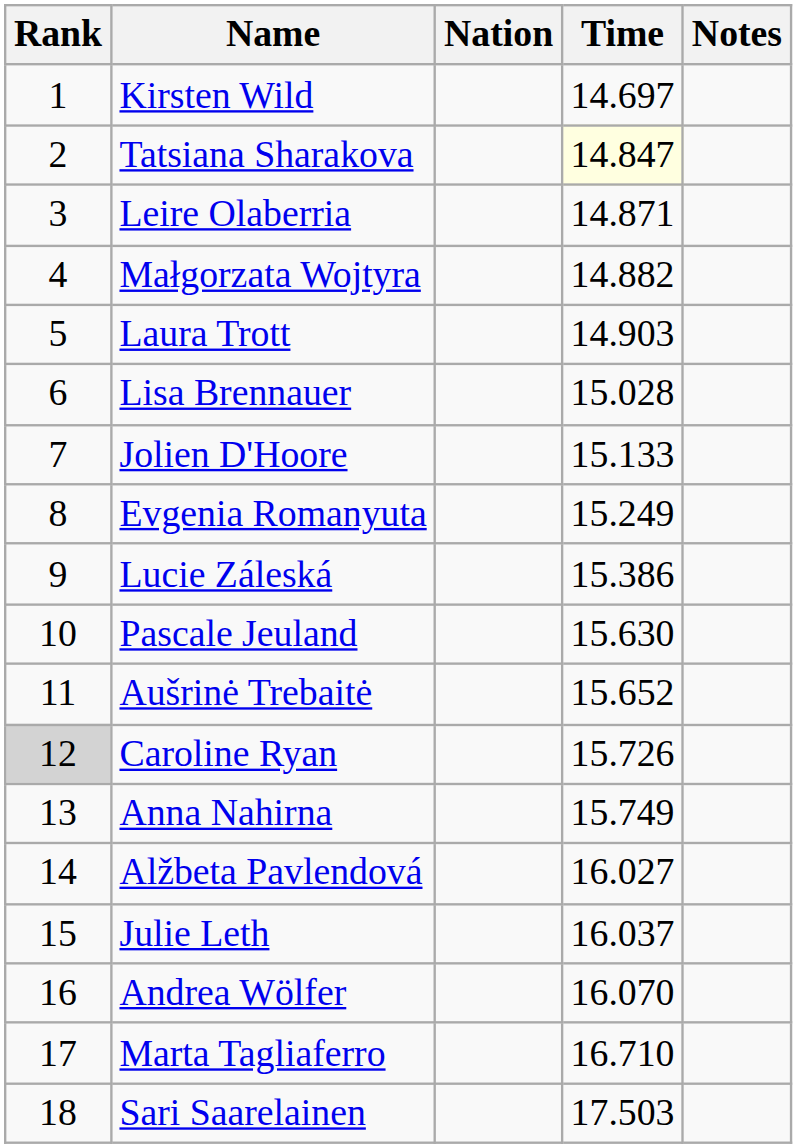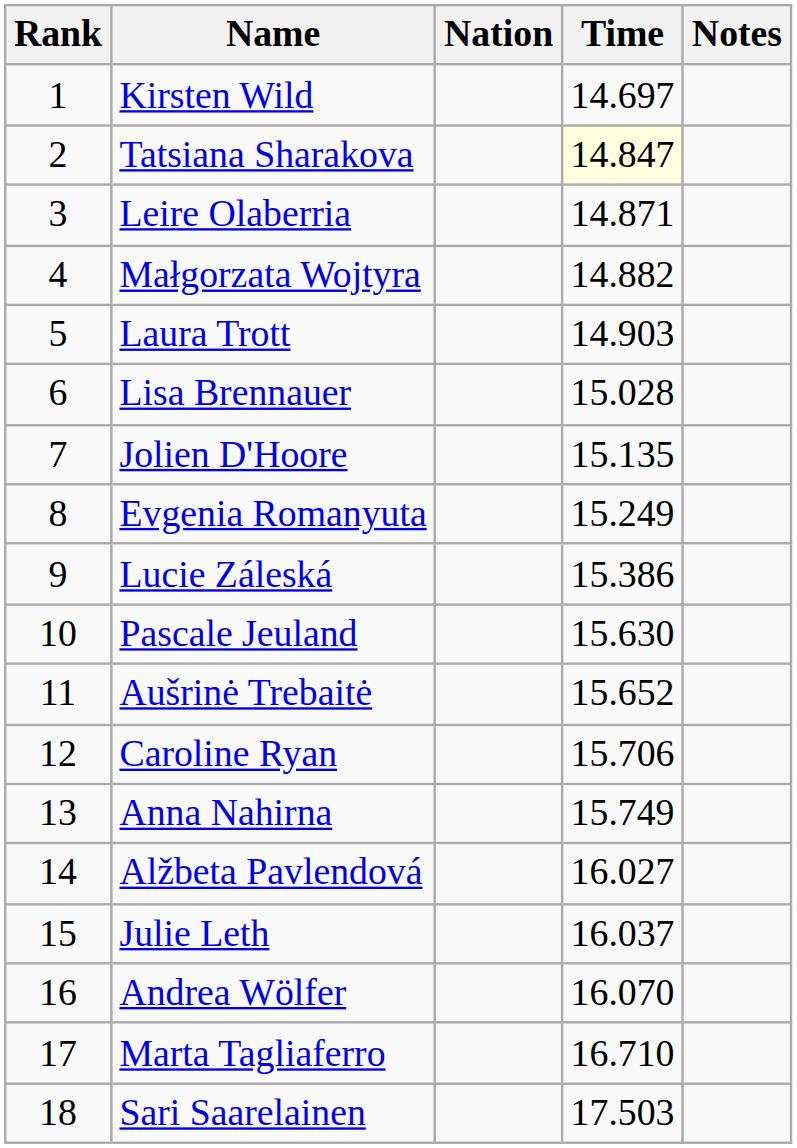(623, 453) 15.133 -> (623, 453) 15.135
(58, 753) lightgrey background -> (58, 753) no background
(623, 753) 15.726 -> (623, 753) 15.706
